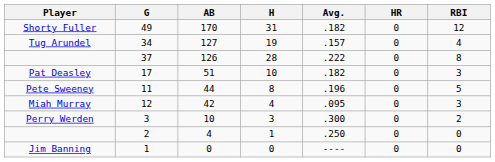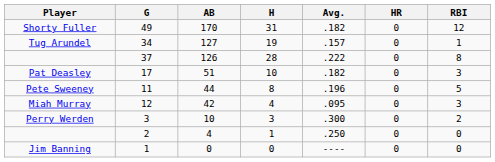(459, 42) 4 -> (459, 42) 1
